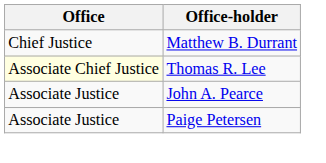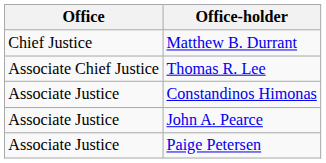(84, 68) lightyellow background -> (84, 68) no background
+ row: (242, 94)
